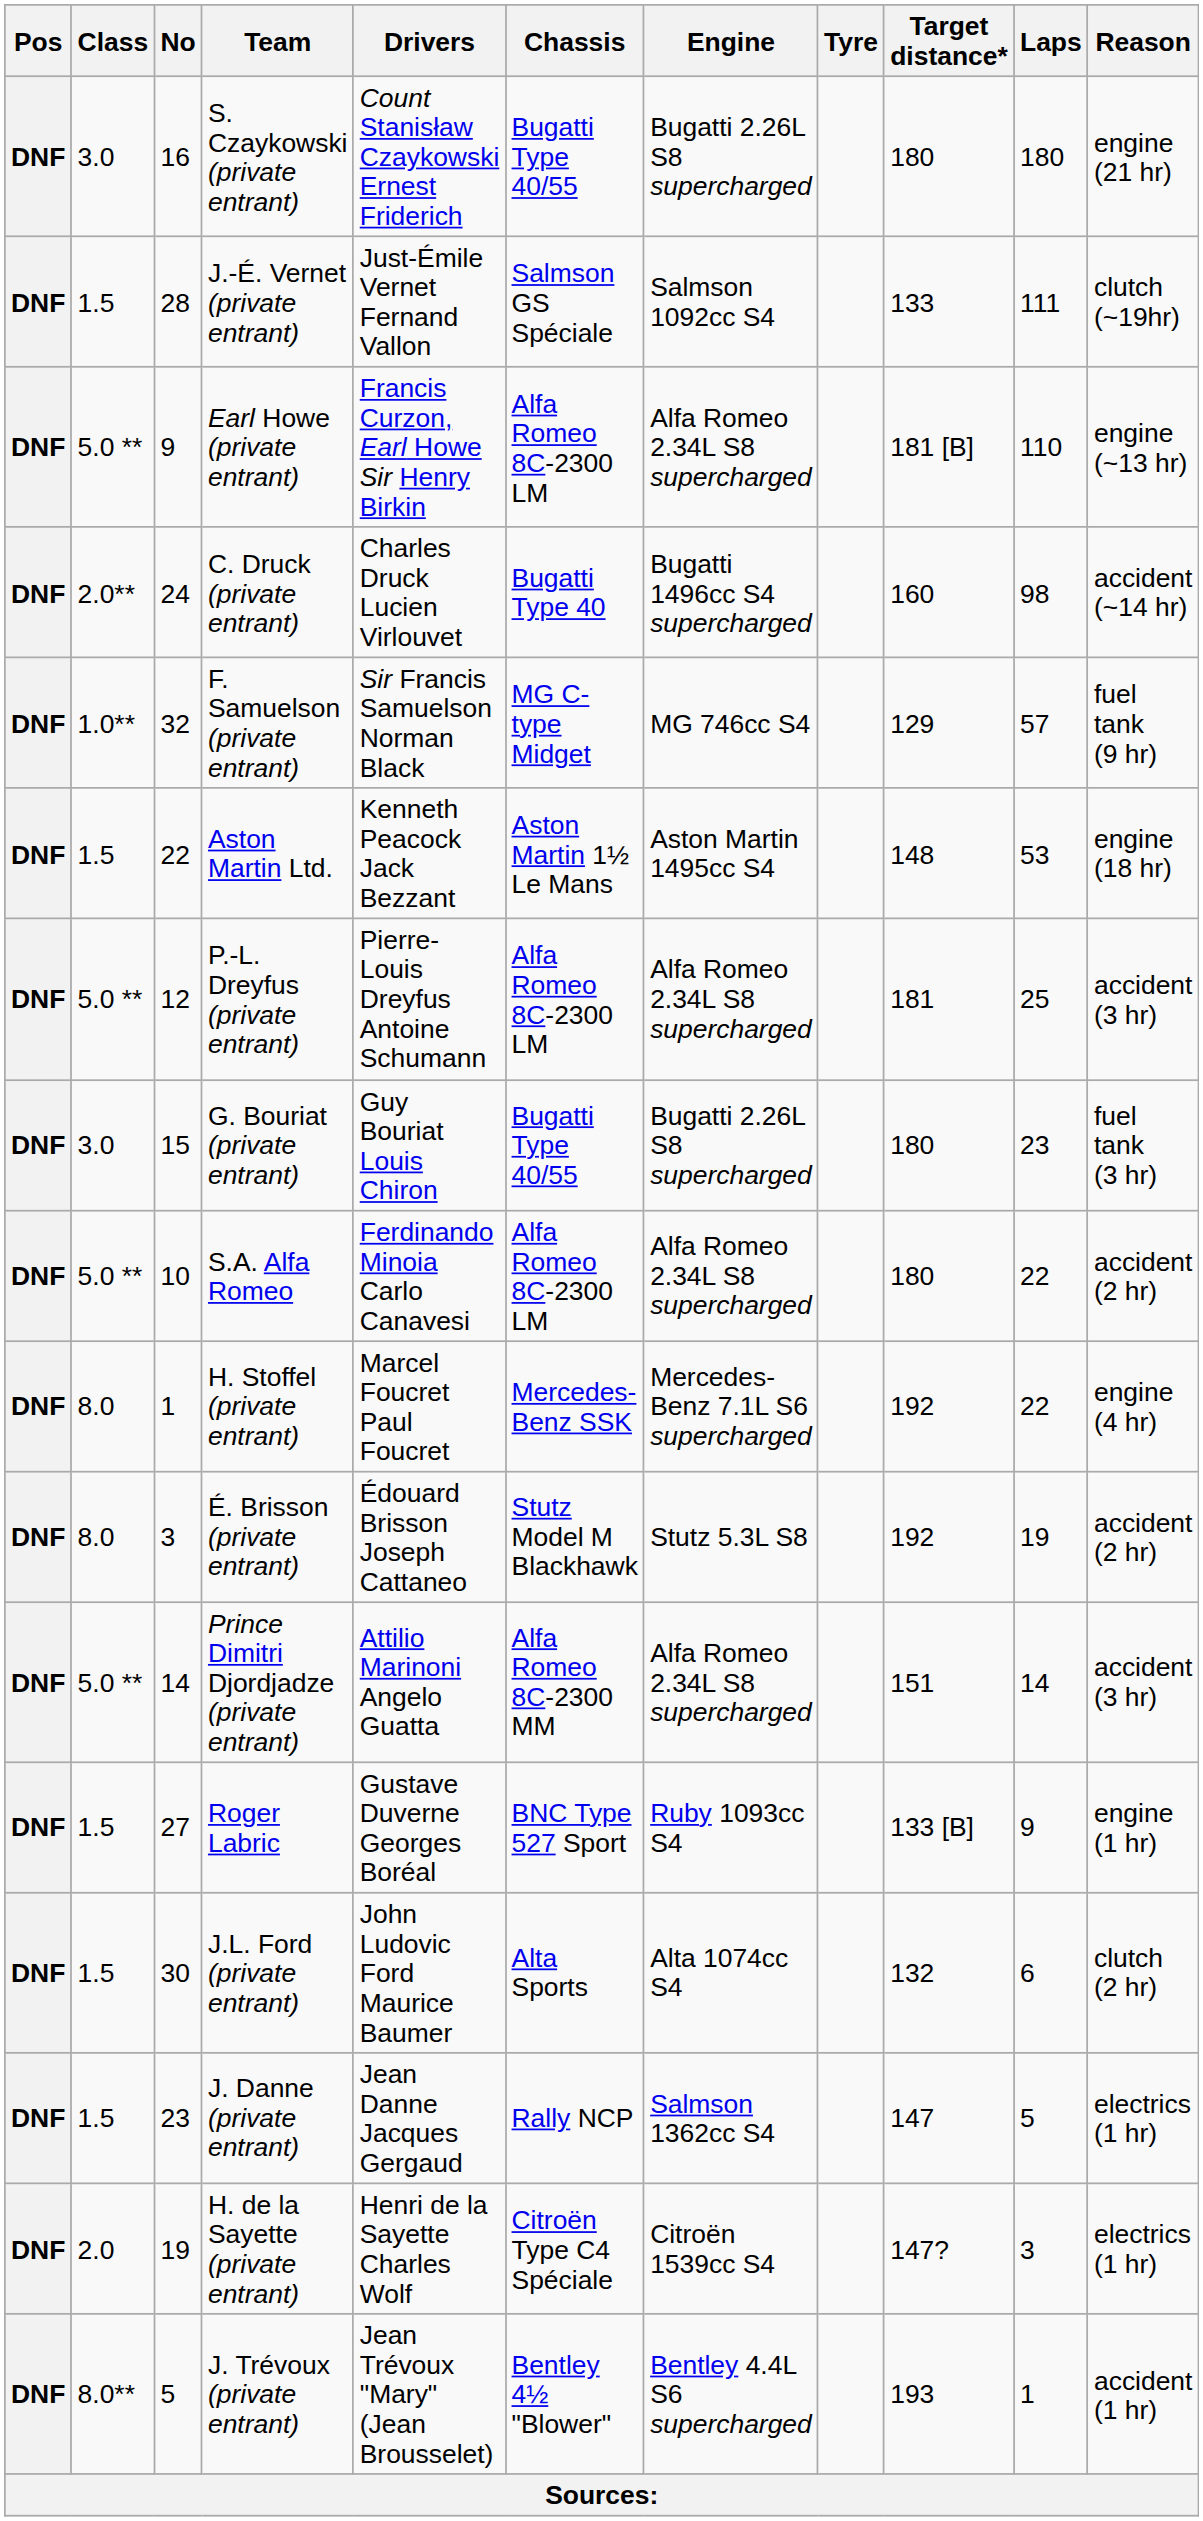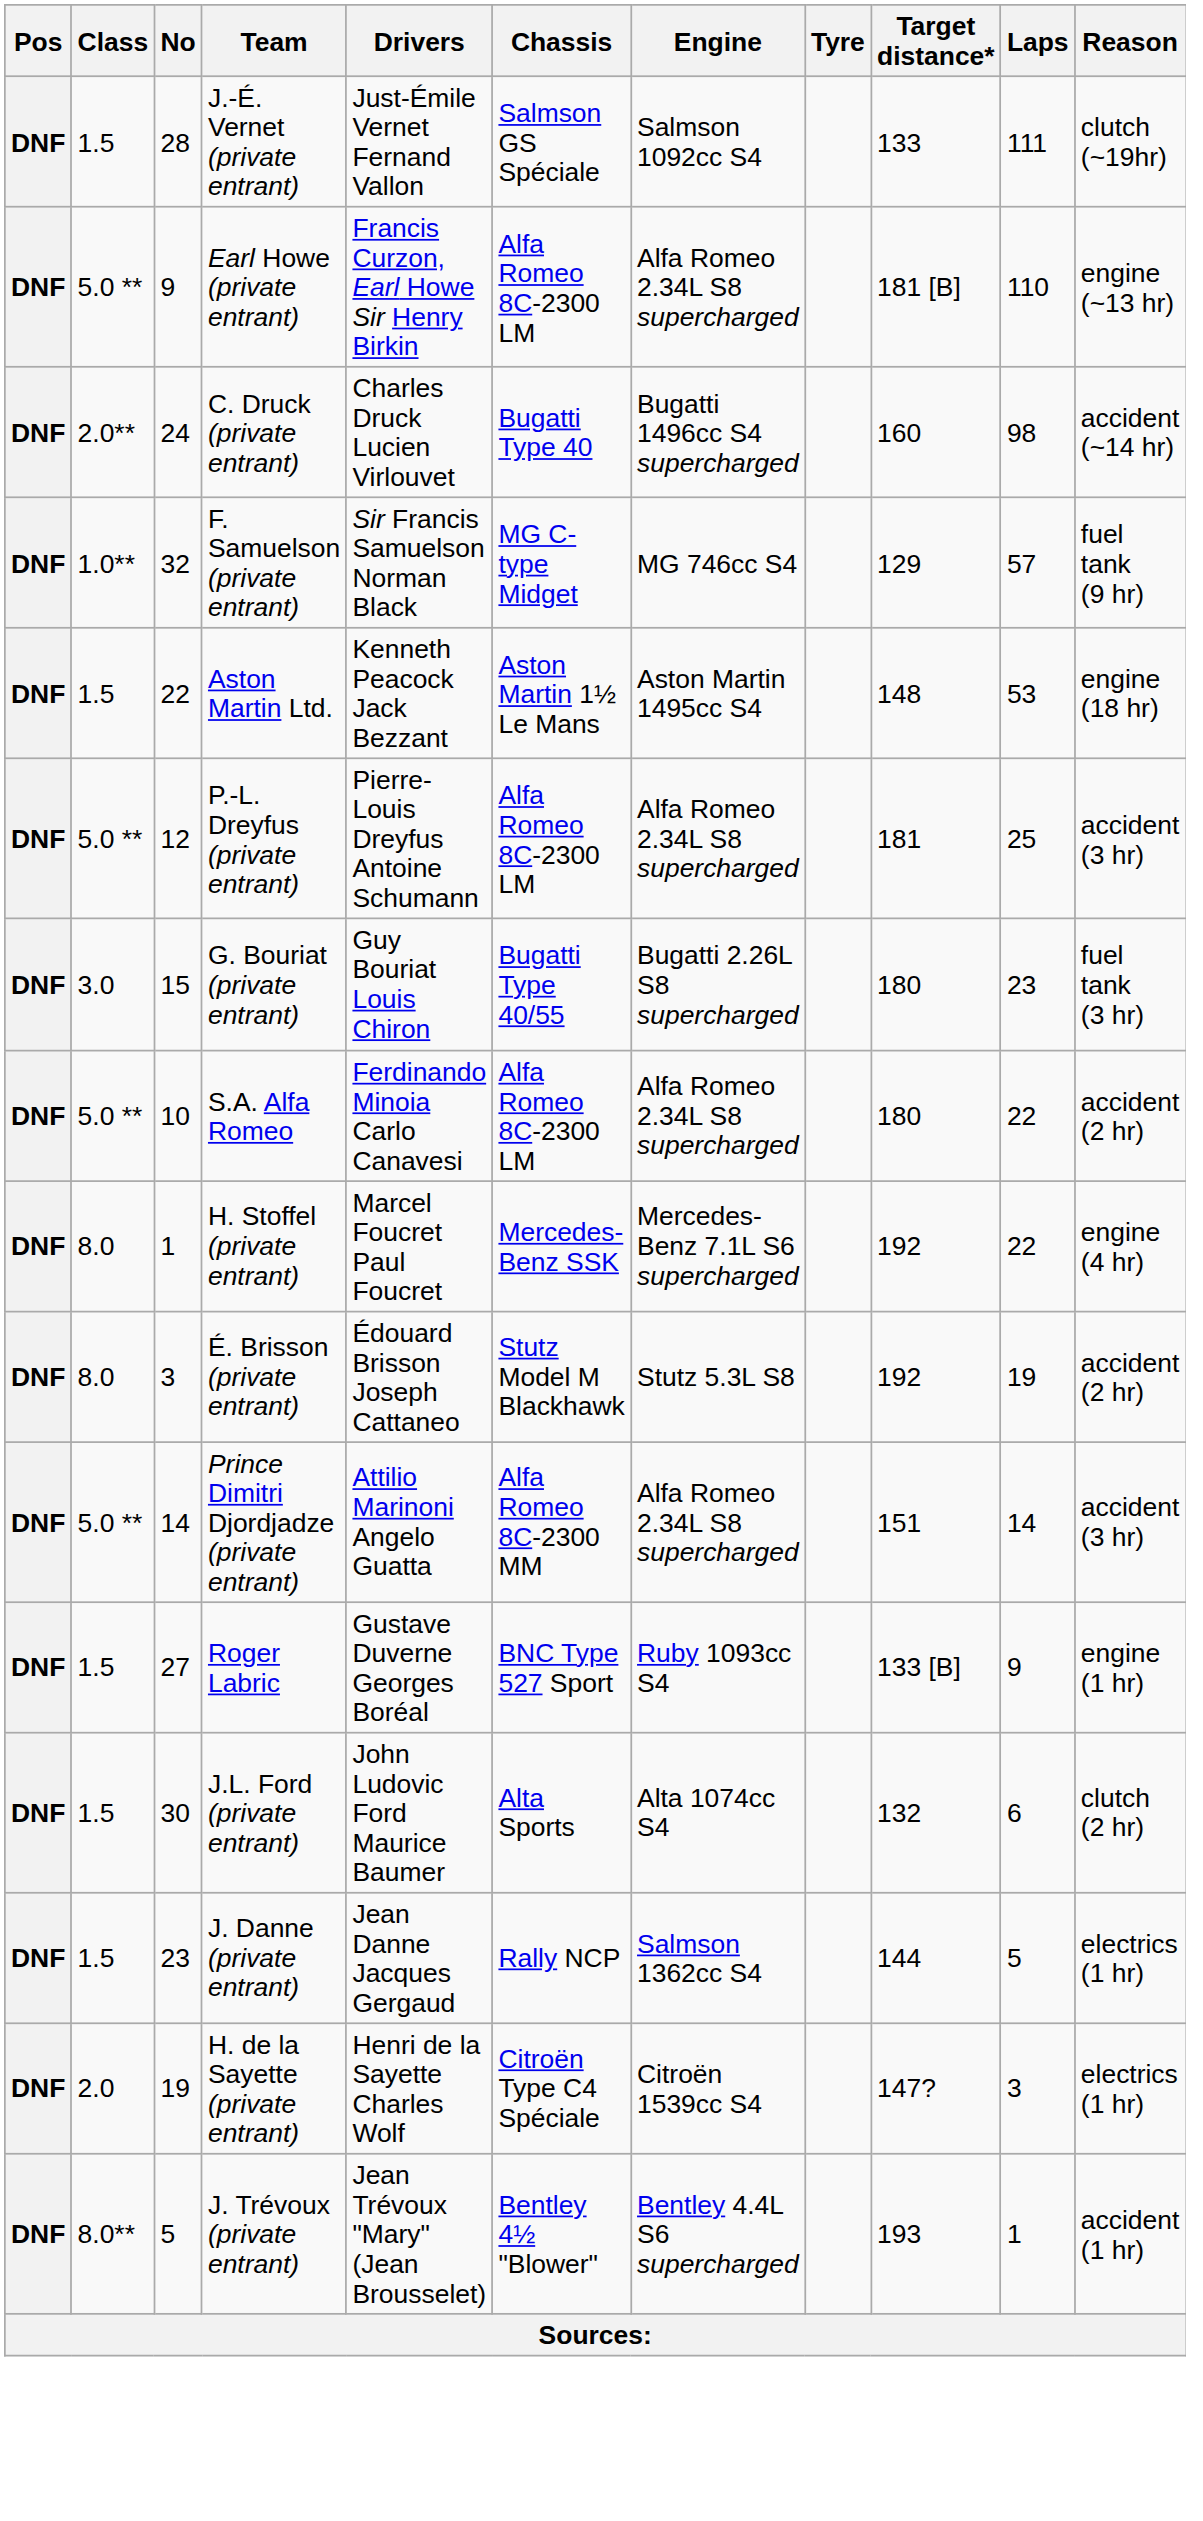- row: (278, 157)
(912, 2118) 147 -> (899, 1958) 144
